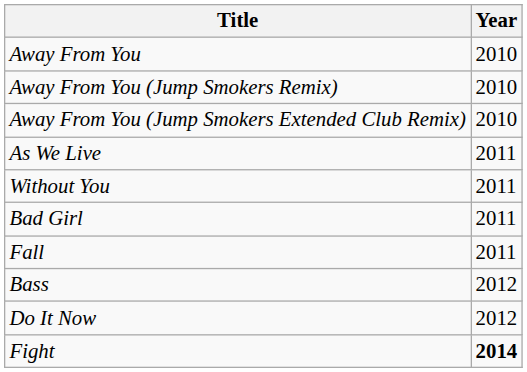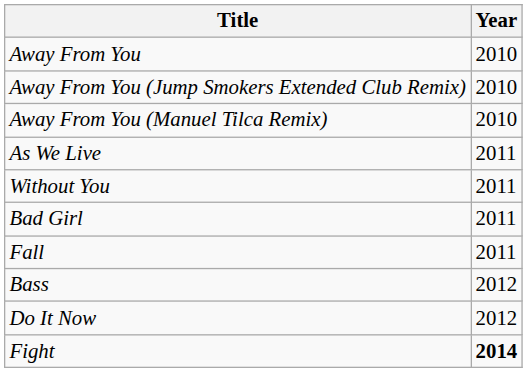- row: (174, 86)
+ row: (168, 119)
